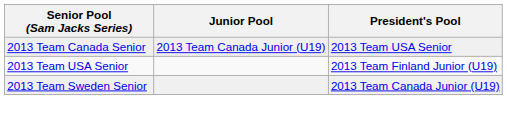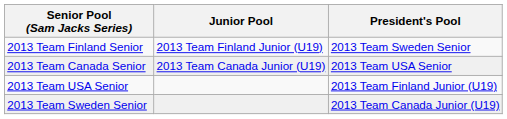+ row: (75, 47)
